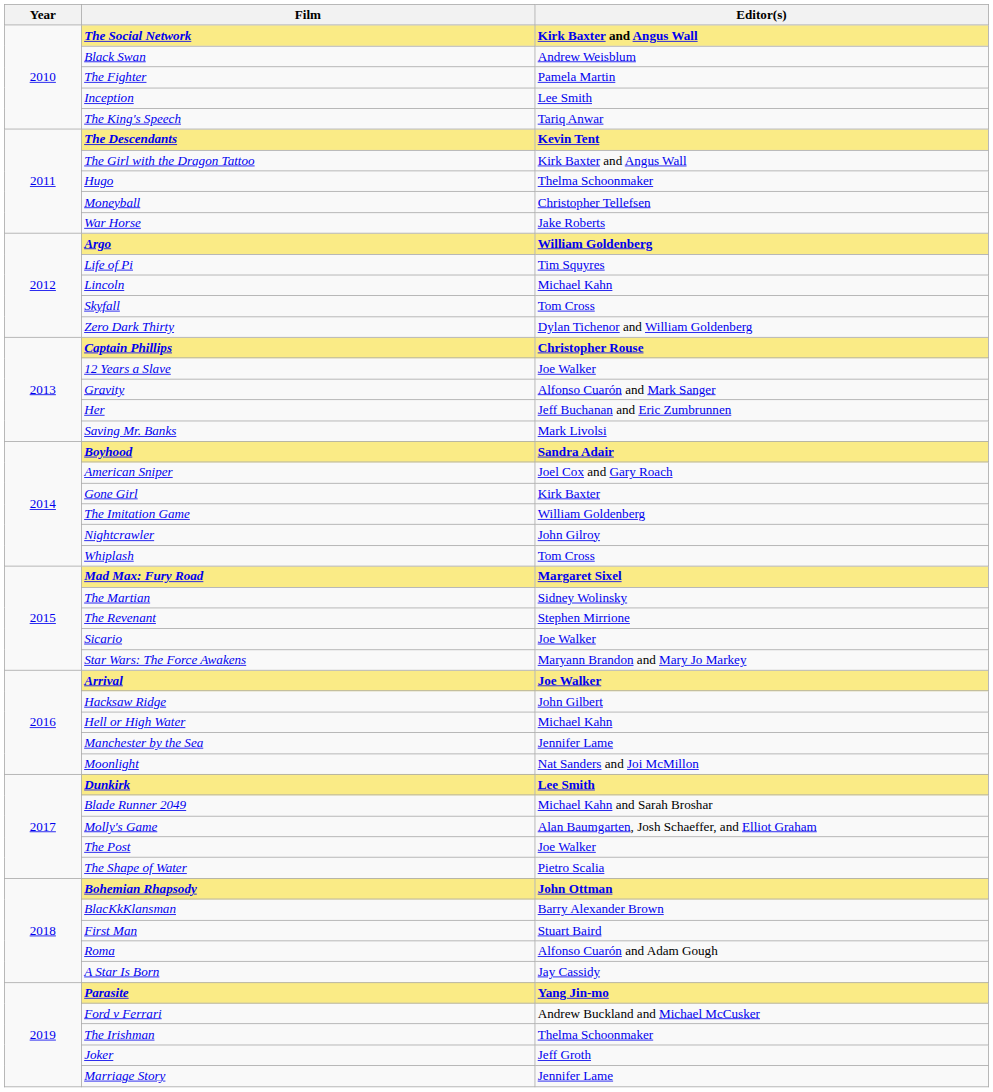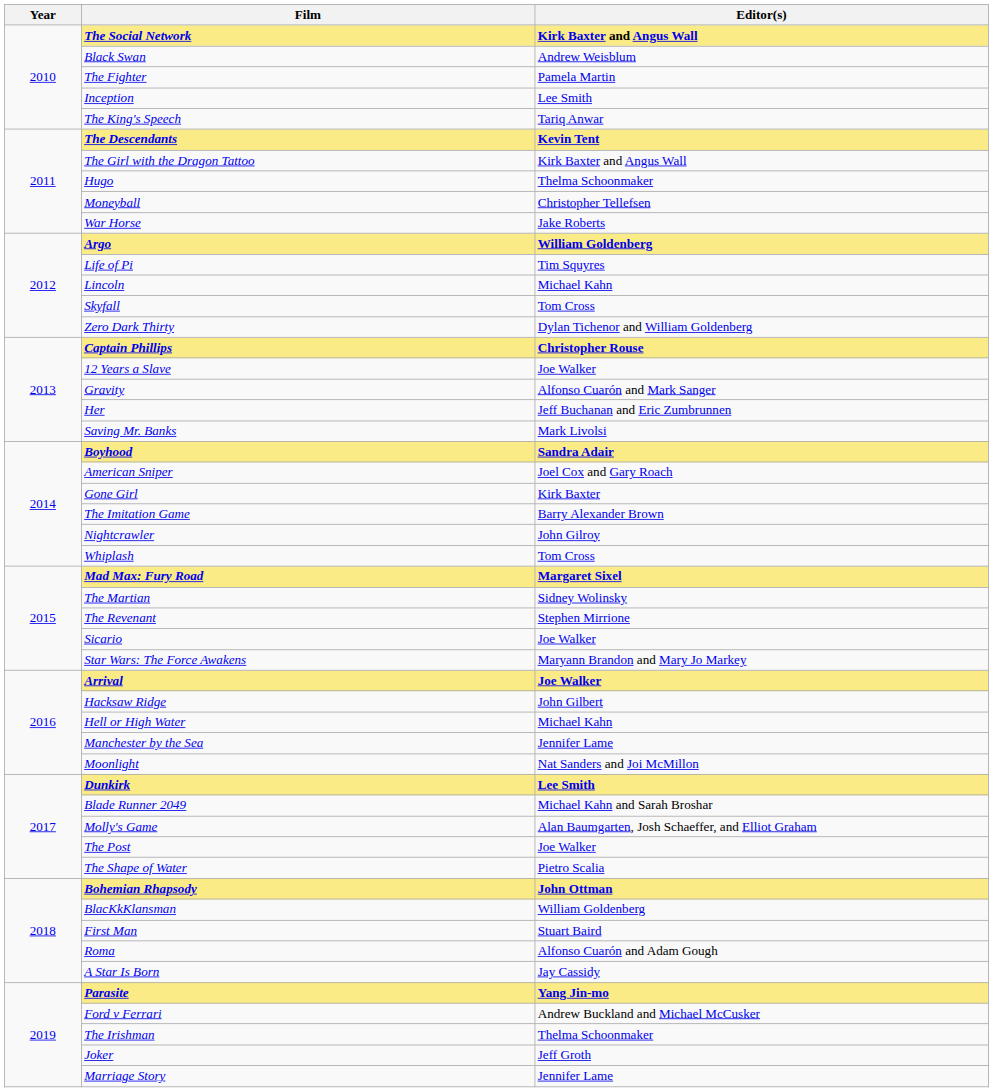(591, 514) William Goldenberg -> (601, 514) Barry Alexander Brown
(601, 909) Barry Alexander Brown -> (591, 909) William Goldenberg
